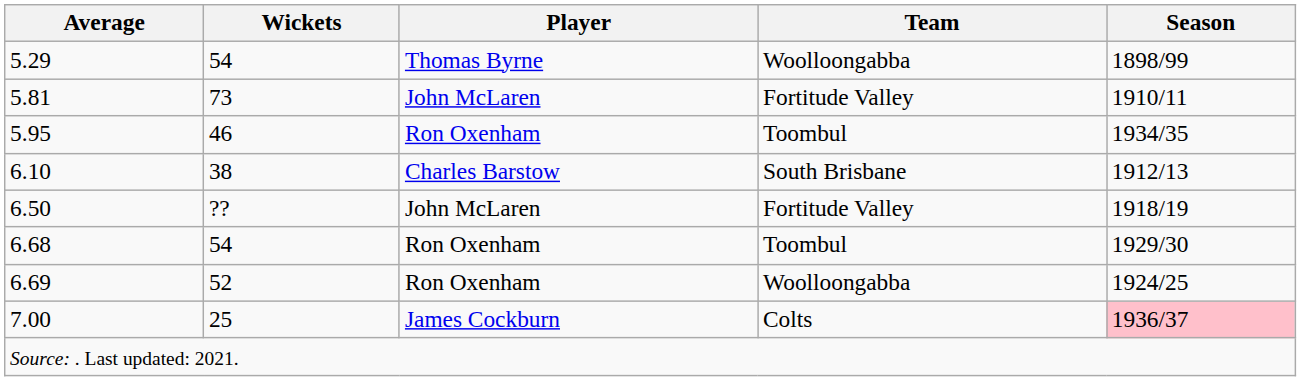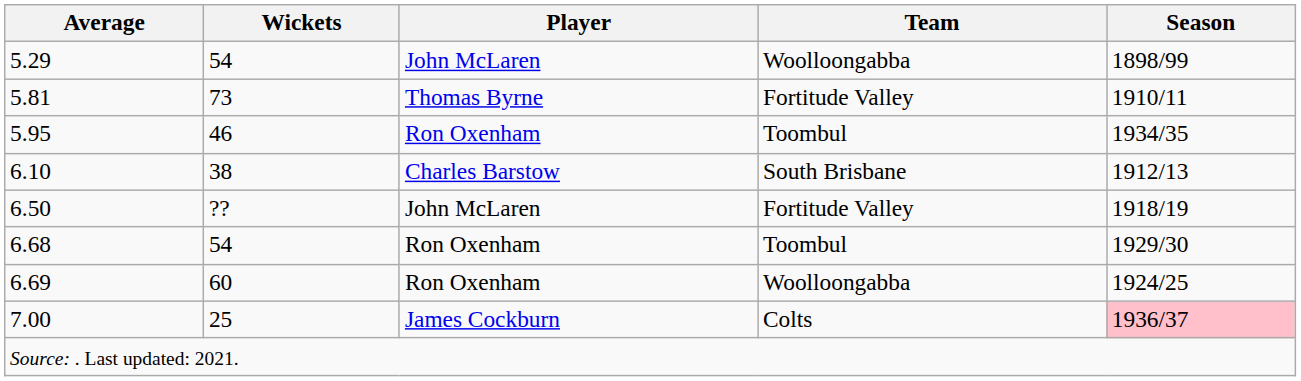(474, 60) Thomas Byrne -> (473, 60) John McLaren
(473, 97) John McLaren -> (474, 97) Thomas Byrne
(221, 282) 52 -> (221, 282) 60
